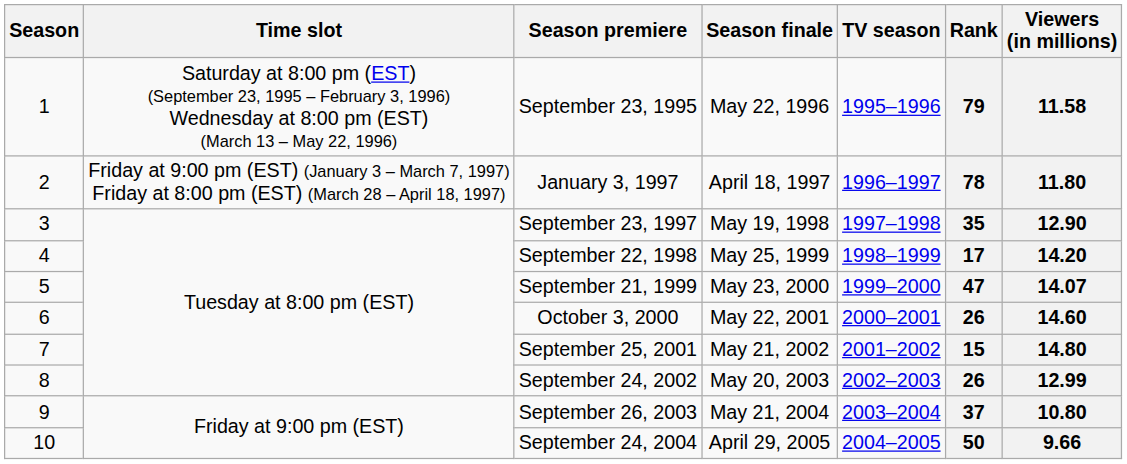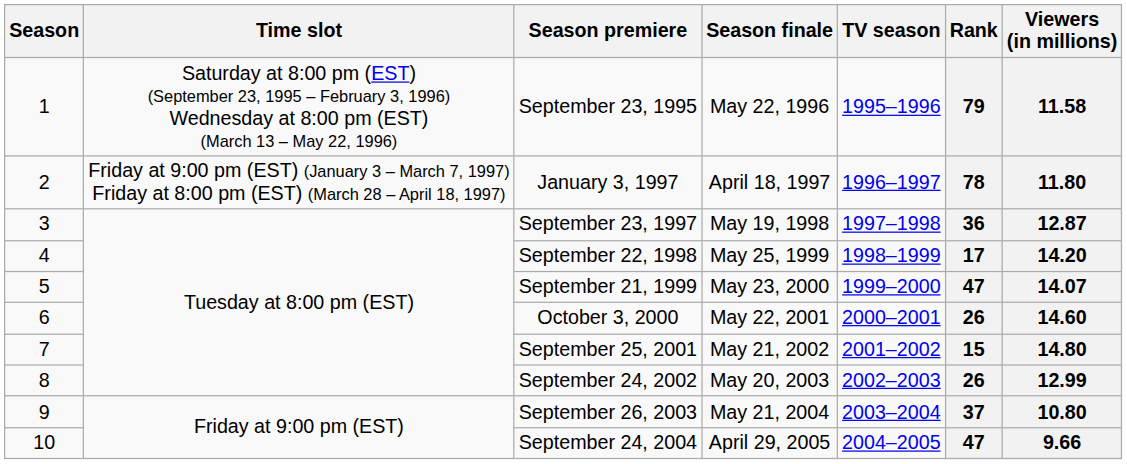(974, 224) 35 -> (974, 224) 36
(1062, 224) 12.90 -> (1062, 224) 12.87
(974, 442) 50 -> (974, 442) 47
